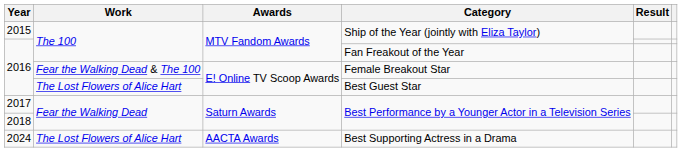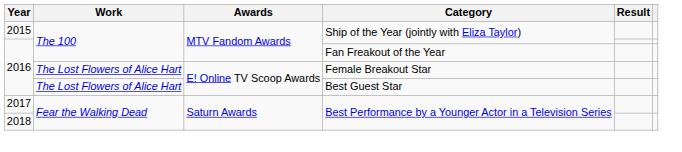(118, 69) Fear the Walking Dead & The 100 -> (109, 69) The Lost Flowers of Alice Hart
- row: (19, 138)
